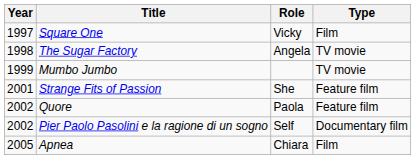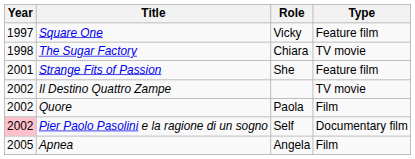(327, 32) Film -> (347, 32) Feature film
(292, 51) Angela -> (291, 51) Chiara
- row: (78, 70)
+ row: (105, 88)
(347, 107) Feature film -> (327, 107) Film
(20, 126) no background -> (20, 126) pink background
(291, 145) Chiara -> (292, 145) Angela
